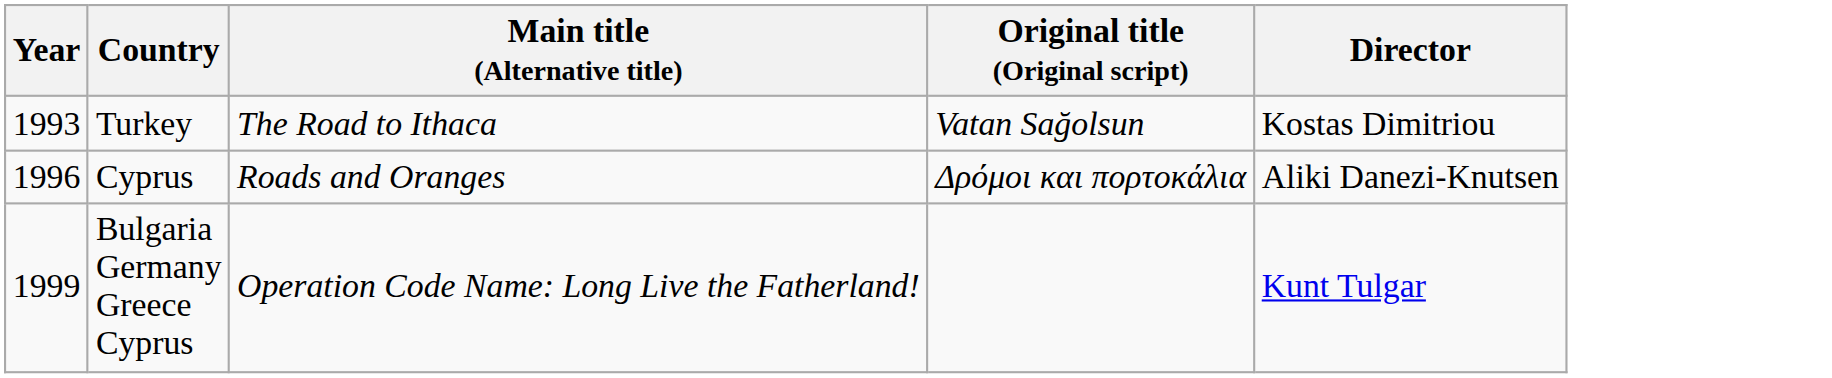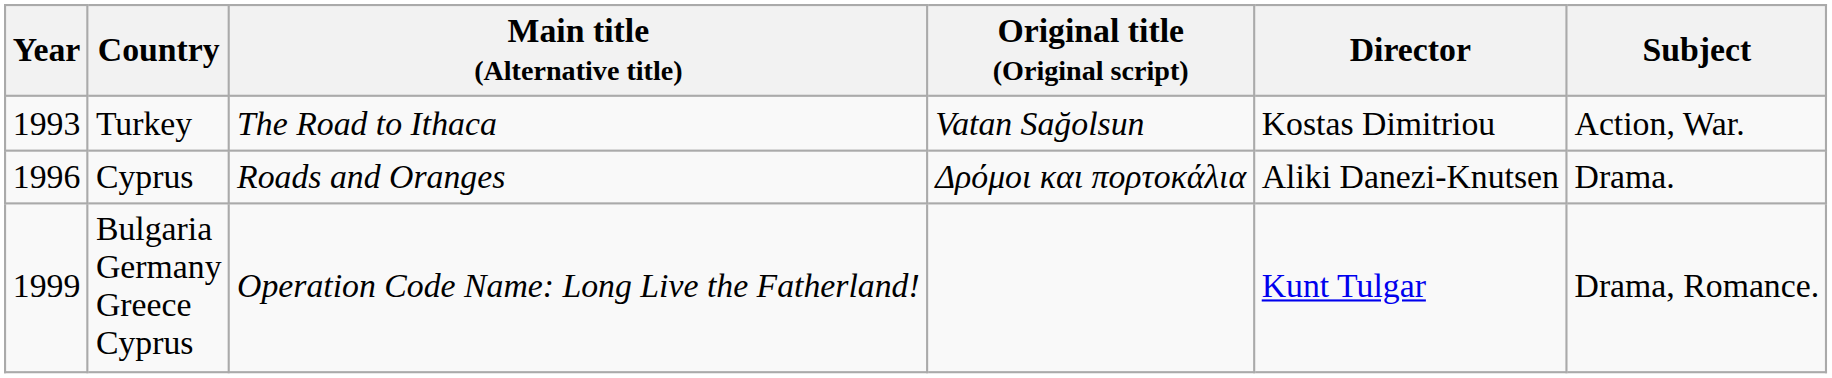+ column: (1697, 50)
